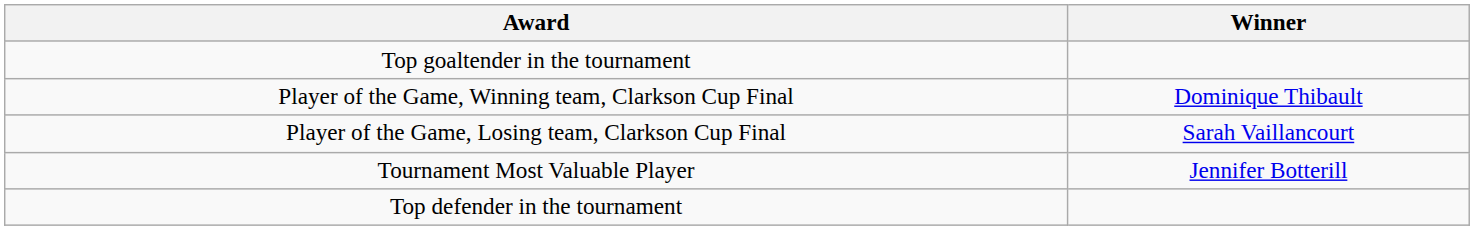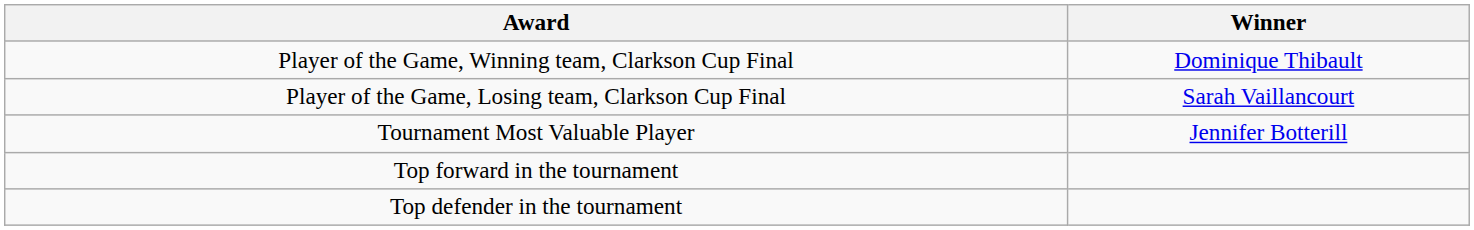- row: (536, 59)
+ row: (536, 170)
